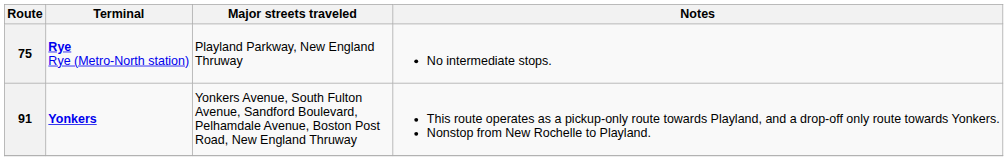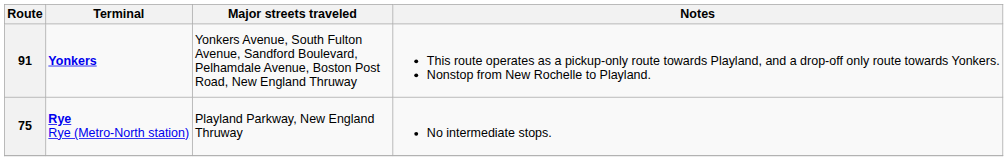rows swapped: (25, 53) <-> (25, 119)
